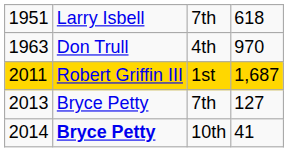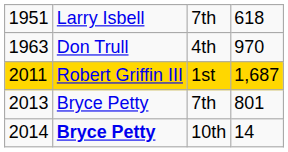(249, 103) 127 -> (249, 103) 801
(244, 132) 41 -> (244, 132) 14
